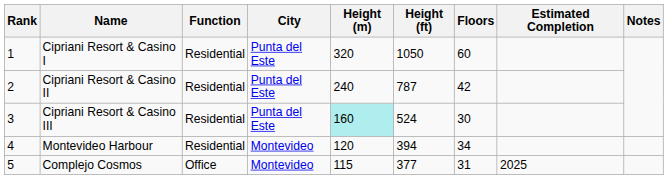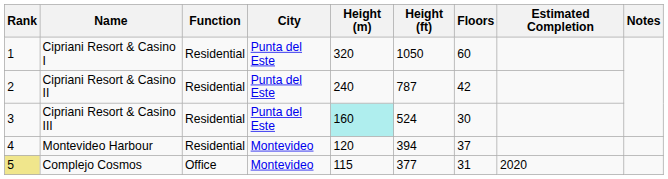(464, 146) 34 -> (464, 146) 37
(11, 165) no background -> (11, 165) khaki background
(513, 165) 2025 -> (513, 165) 2020
